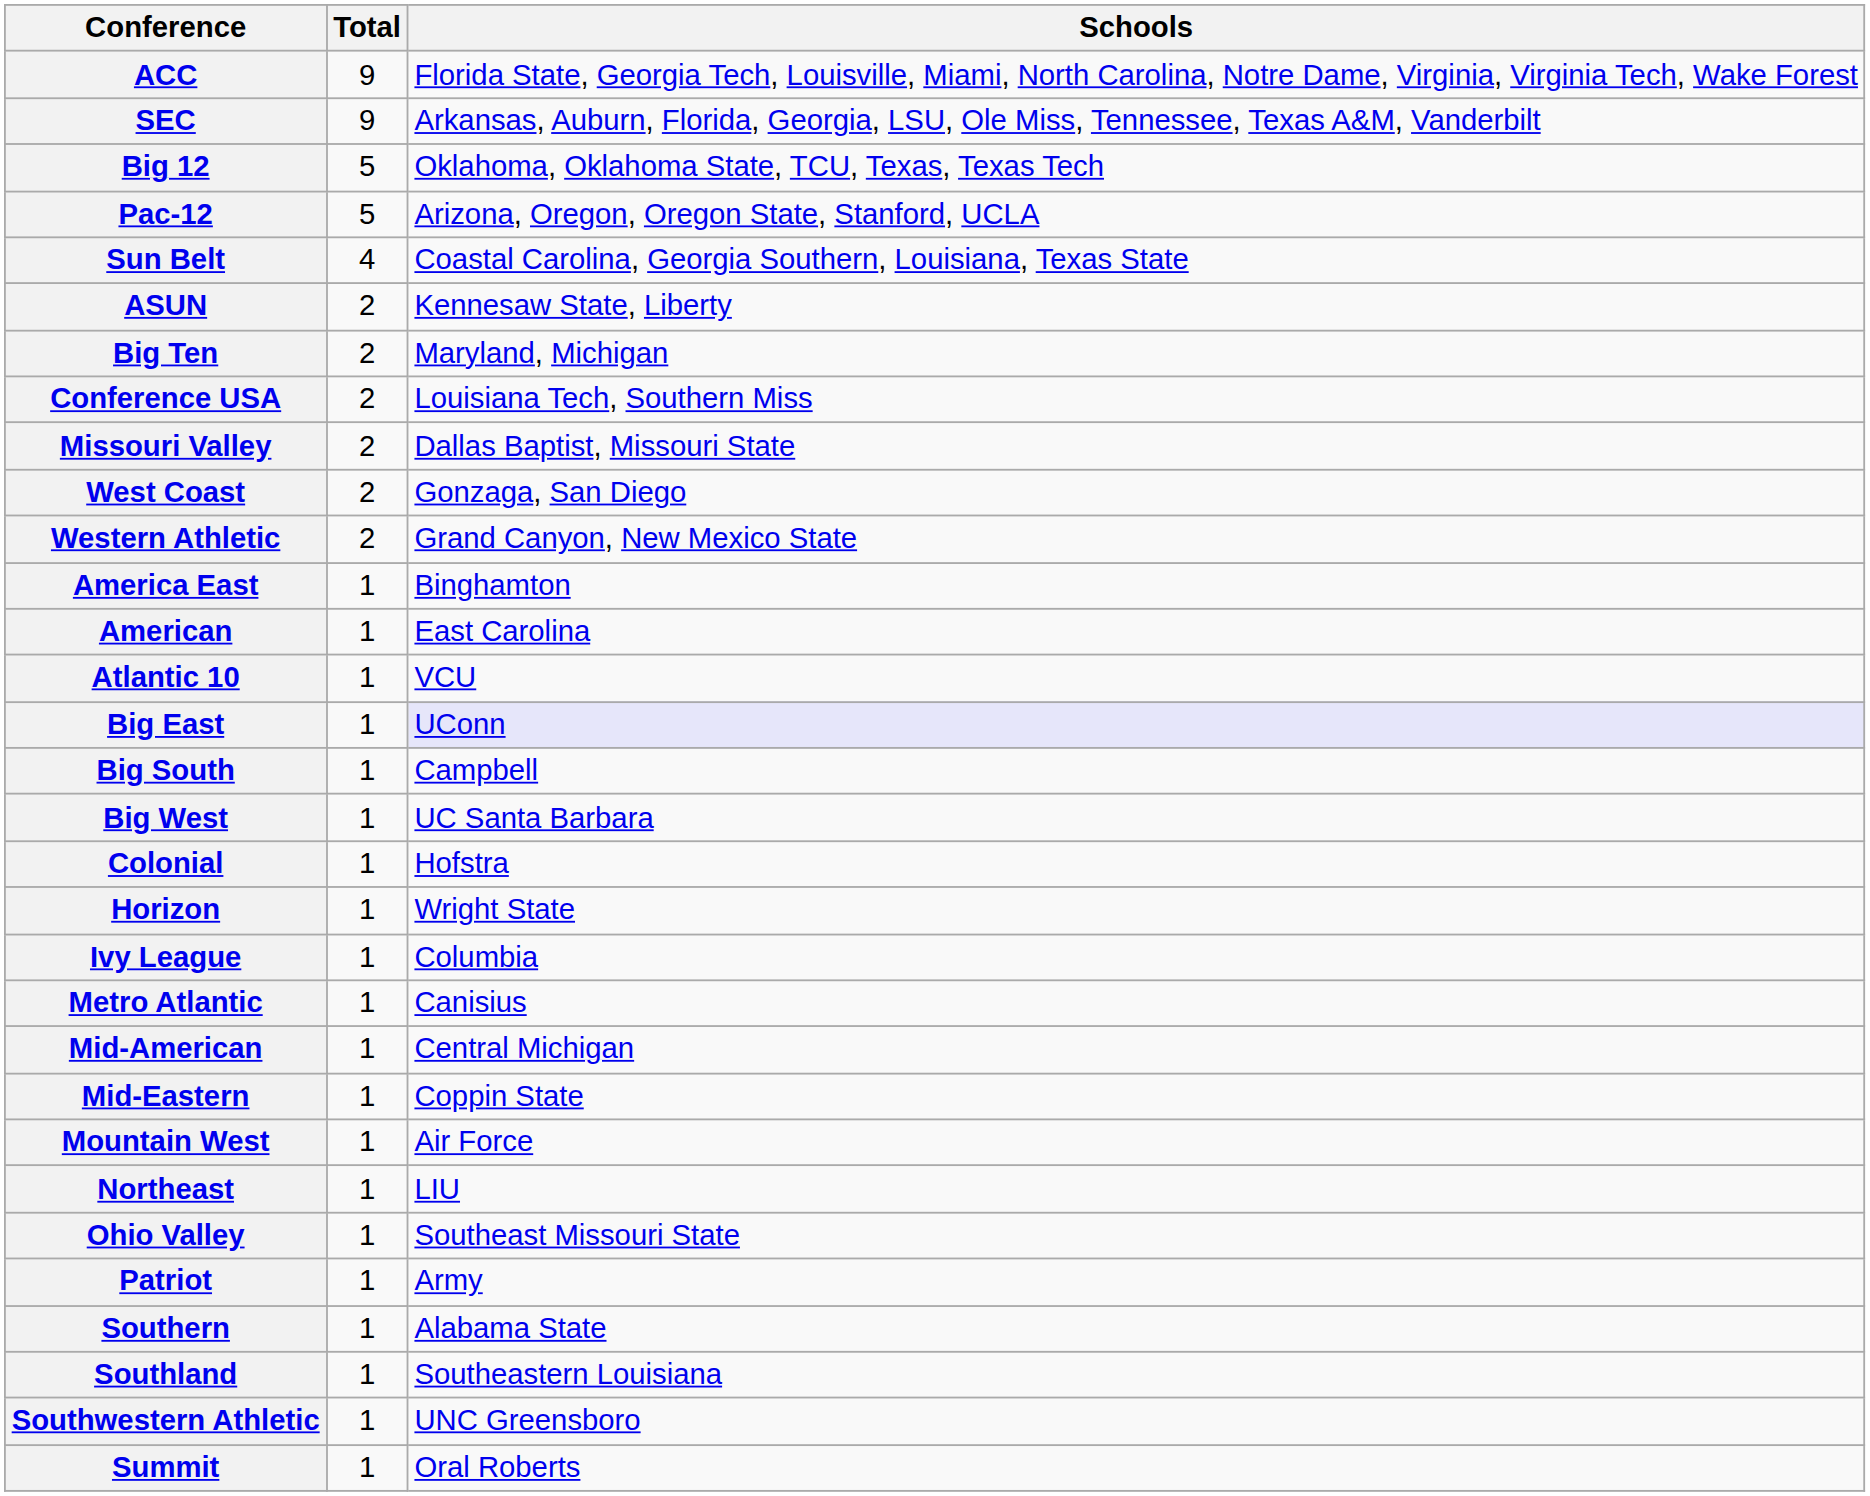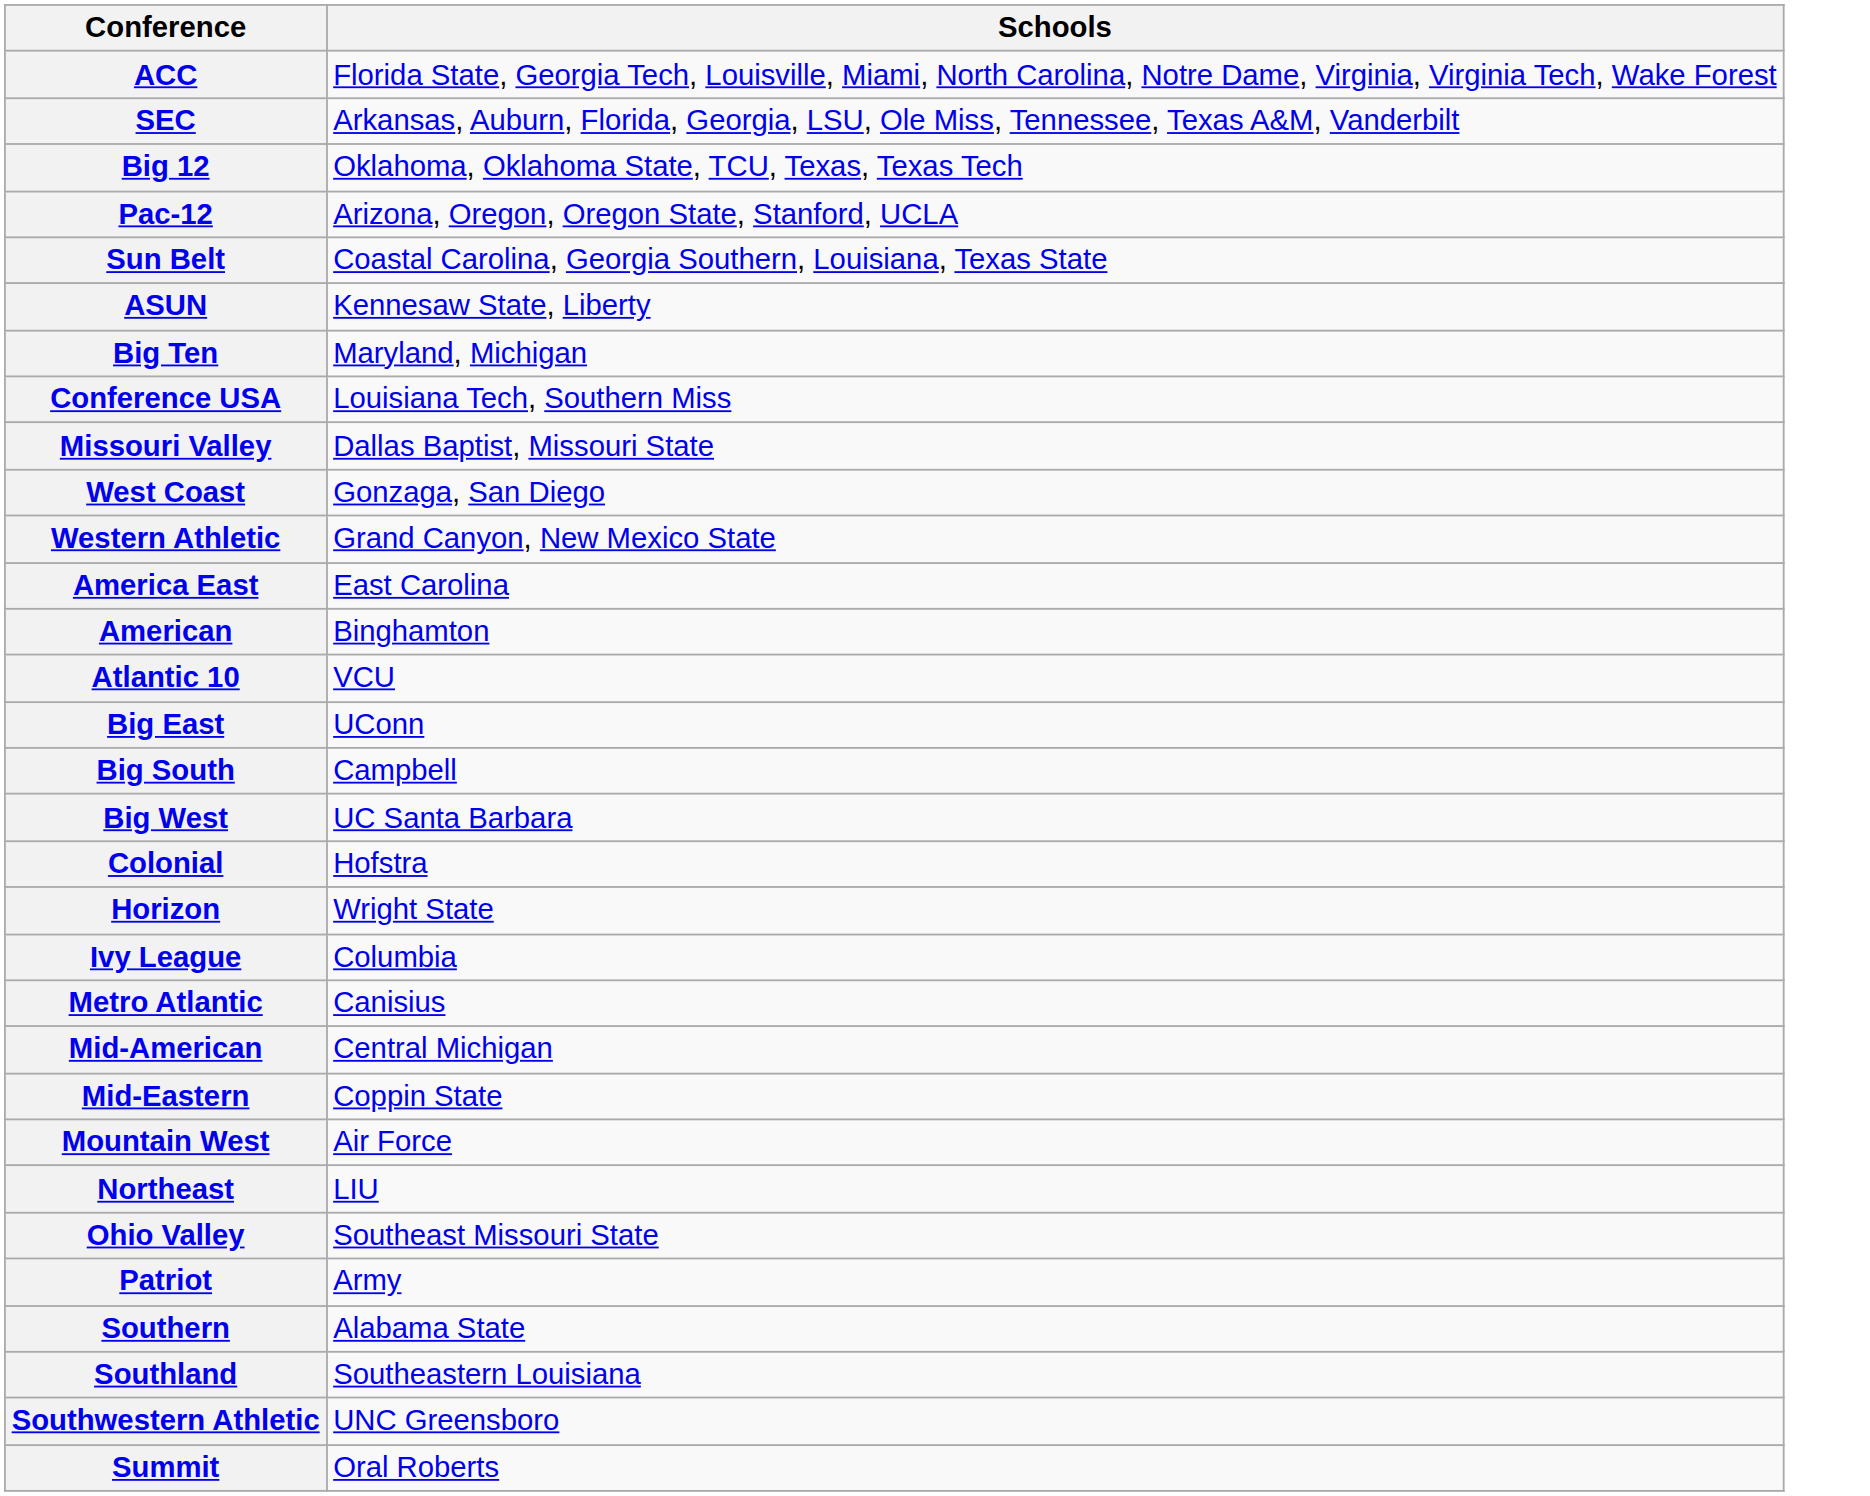- column: (367, 27)
(493, 584) Binghamton -> (421, 584) East Carolina
(502, 631) East Carolina -> (411, 631) Binghamton
(460, 724) lavender background -> (379, 724) no background
